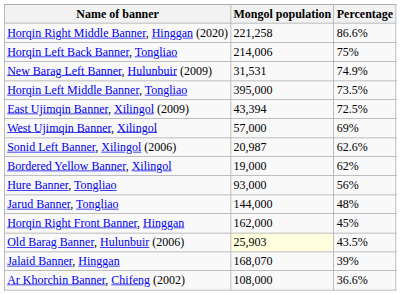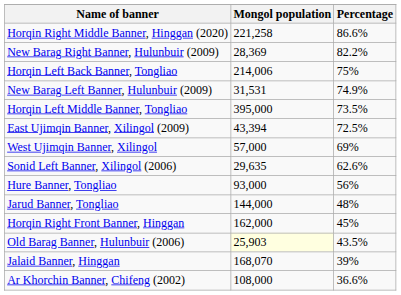+ row: (113, 52)
(250, 147) 20,987 -> (250, 166) 29,635
- row: (89, 166)
